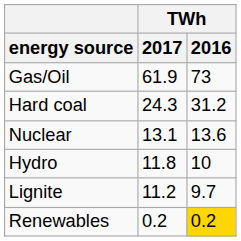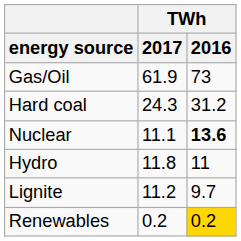(160, 134) 13.1 -> (159, 134) 11.1
(209, 134) normal -> (209, 134) bold
(201, 163) 10 -> (200, 163) 11
